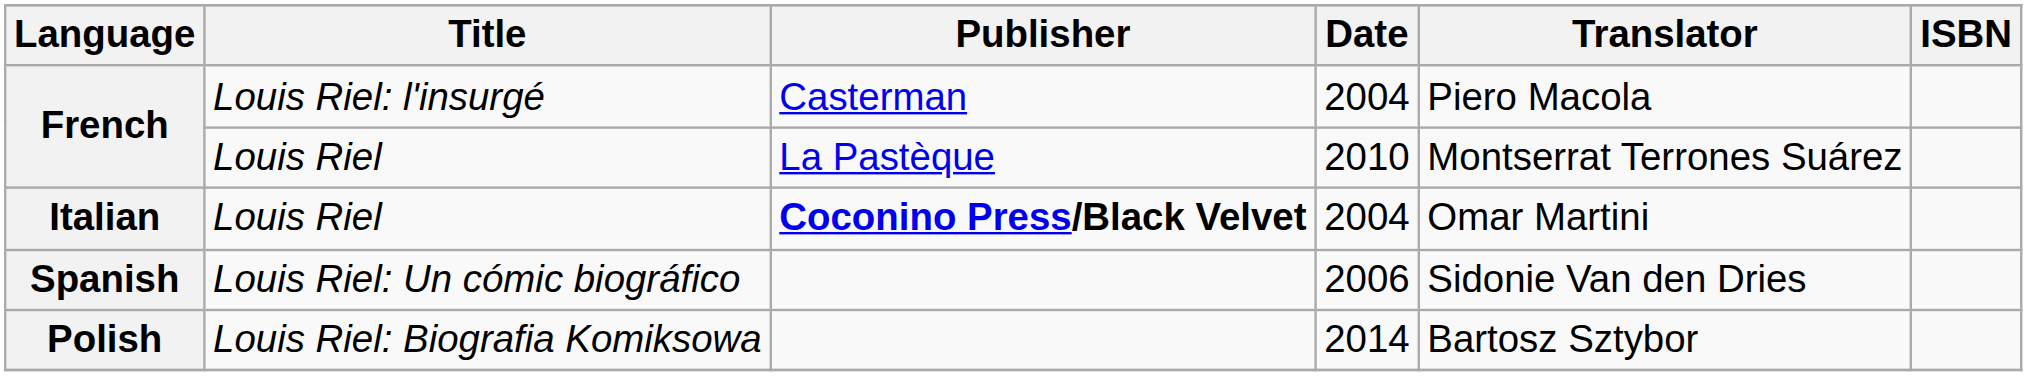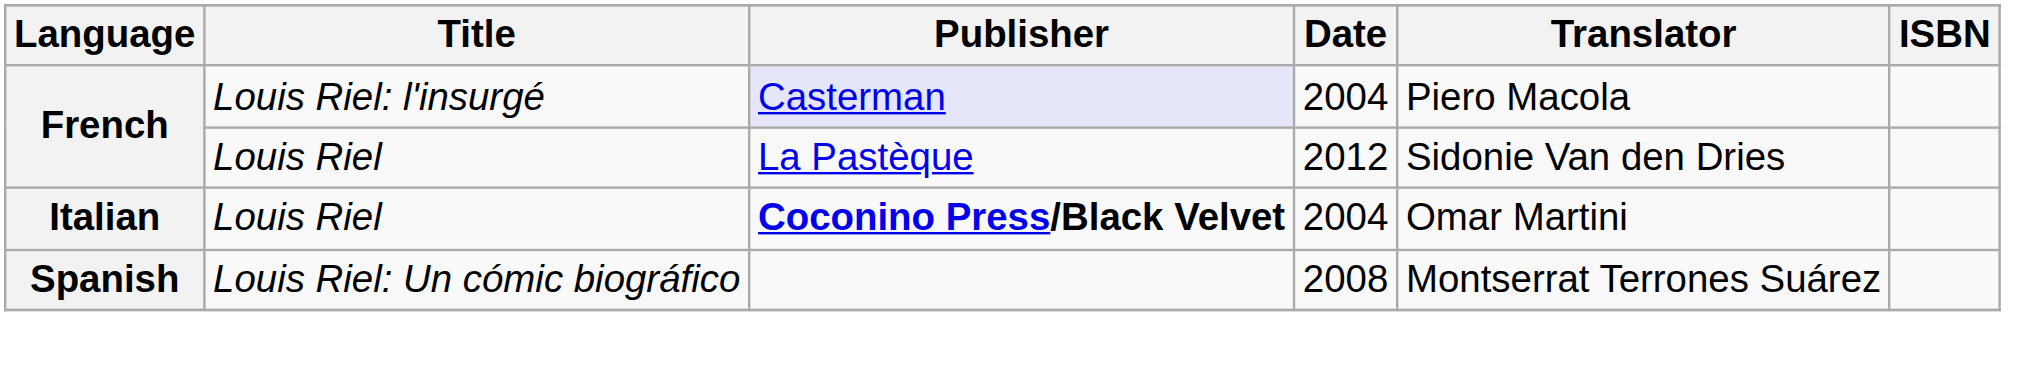(873, 95) no background -> (852, 95) lavender background
(1367, 156) 2010 -> (1346, 156) 2012
(1665, 156) Montserrat Terrones Suárez -> (1596, 156) Sidonie Van den Dries
(1367, 278) 2006 -> (1346, 278) 2008
(1617, 278) Sidonie Van den Dries -> (1644, 278) Montserrat Terrones Suárez
- row: (105, 339)
